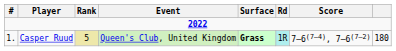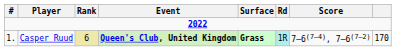(87, 38) 5 -> (87, 38) 6
(168, 38) normal -> (168, 38) bold
(382, 38) 180 -> (382, 38) 170
